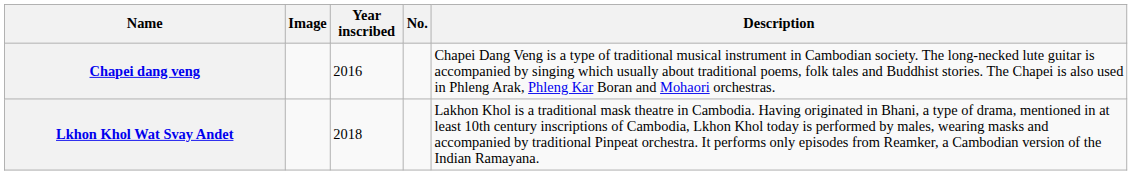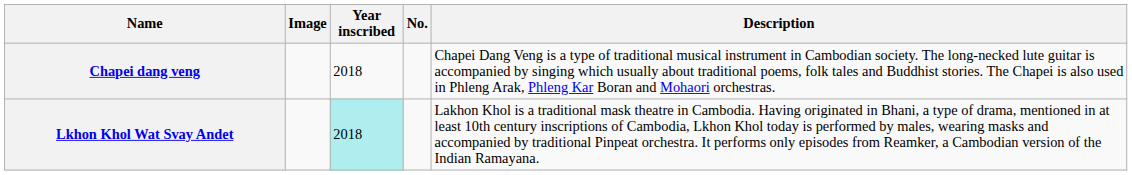(348, 71) 2016 -> (348, 71) 2018
(348, 134) no background -> (348, 134) paleturquoise background
